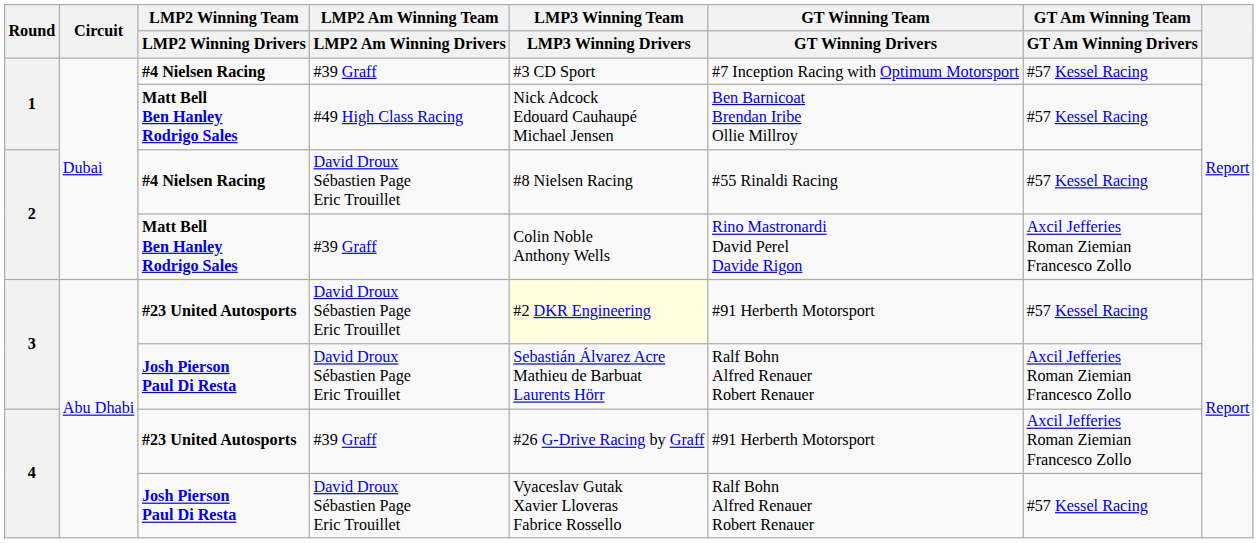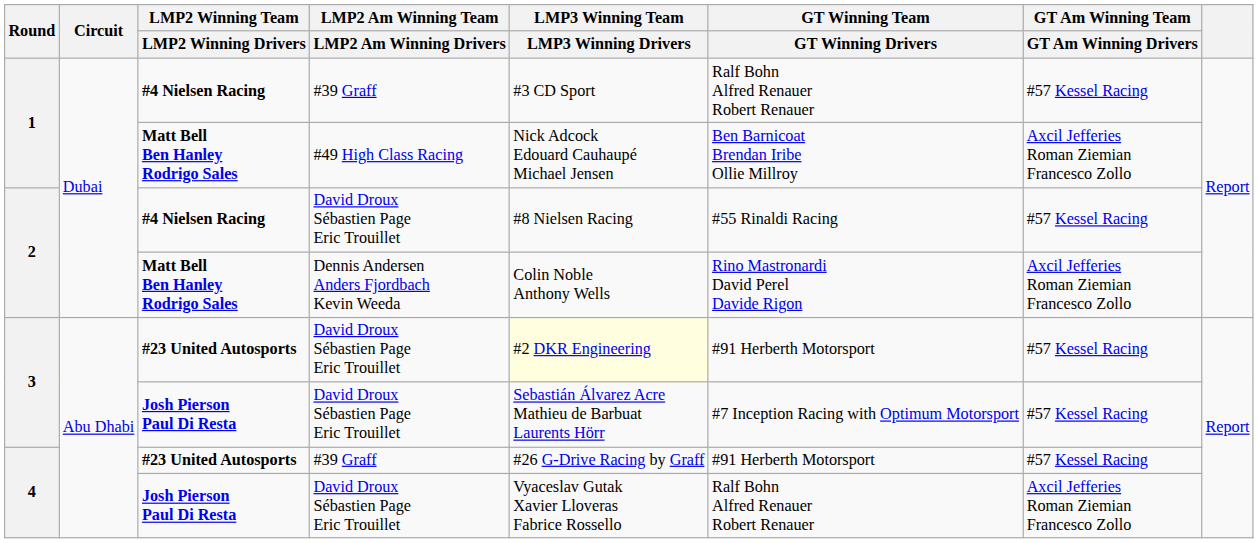(866, 70) #7 Inception Racing with Optimum Motorsport -> (763, 89) Ralf Bohn Alfred Renauer Robert Renauer
(1087, 116) #57 Kessel Racing -> (1079, 154) Axcil Jefferies Roman Ziemian Francesco Zollo
(345, 246) #39 Graff -> (372, 284) Dennis Andersen Anders Fjordbach Kevin Weeda
(763, 375) Ralf Bohn Alfred Renauer Robert Renauer -> (866, 413) #7 Inception Racing with Optimum Motorsport
(1079, 375) Axcil Jefferies Roman Ziemian Francesco Zollo -> (1087, 413) #57 Kessel Racing
(1079, 440) Axcil Jefferies Roman Ziemian Francesco Zollo -> (1087, 459) #57 Kessel Racing
(1087, 505) #57 Kessel Racing -> (1079, 505) Axcil Jefferies Roman Ziemian Francesco Zollo
